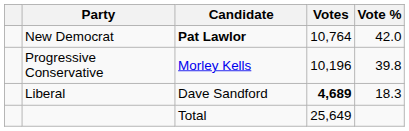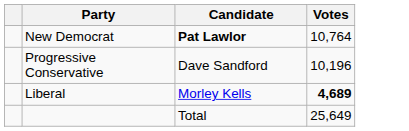- column: (380, 15)
(215, 65) Morley Kells -> (223, 65) Dave Sandford
(223, 94) Dave Sandford -> (215, 94) Morley Kells
